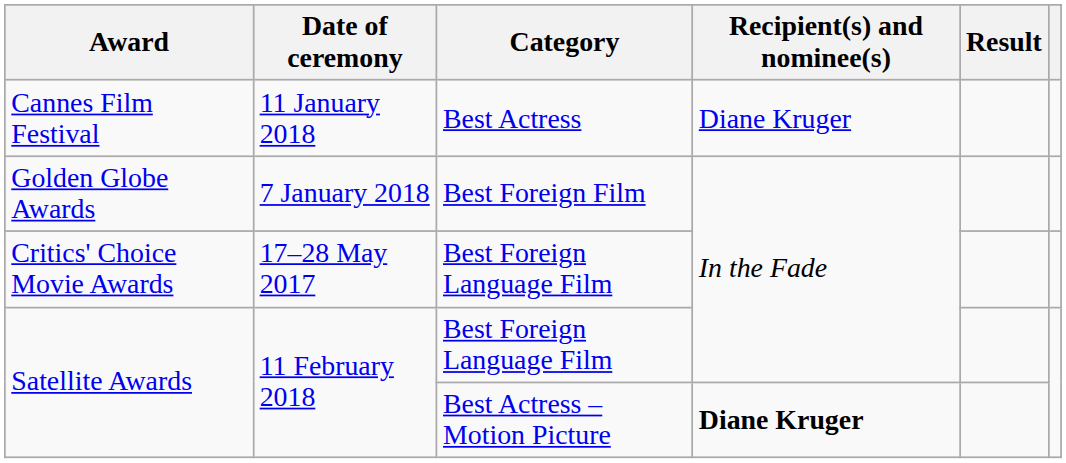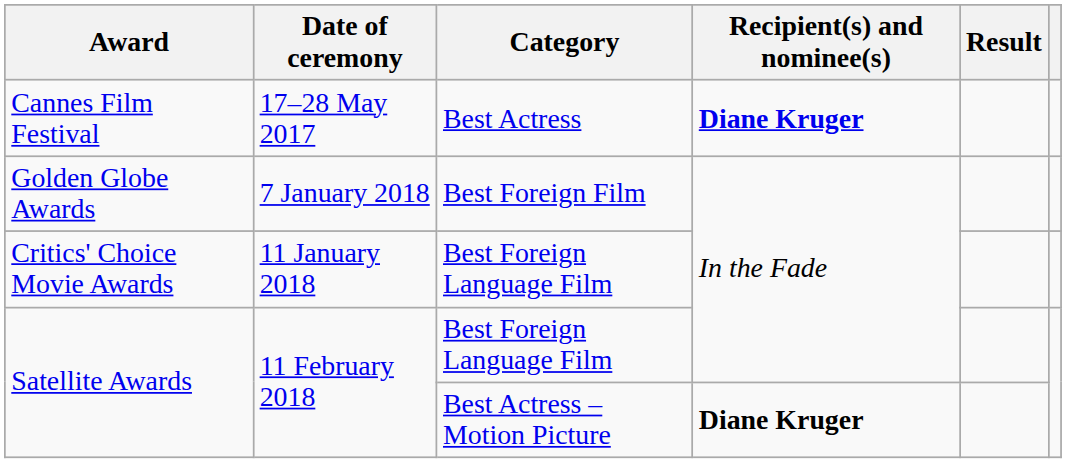(320, 117) 11 January 2018 -> (323, 117) 17–28 May 2017
(775, 117) normal -> (781, 117) bold
(323, 268) 17–28 May 2017 -> (320, 268) 11 January 2018
